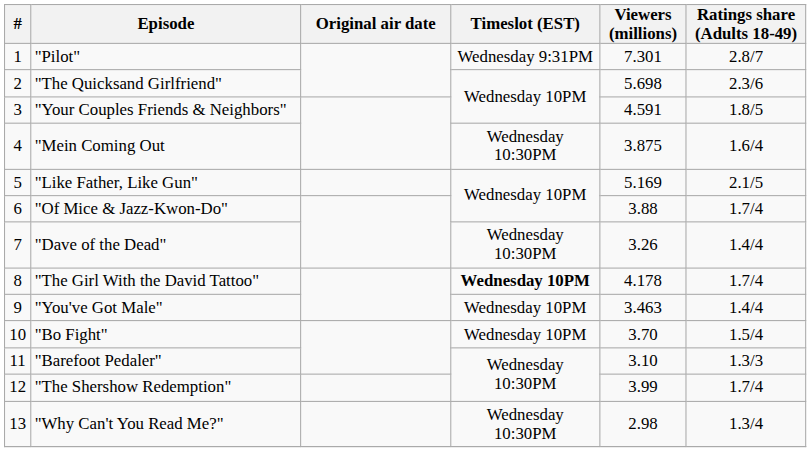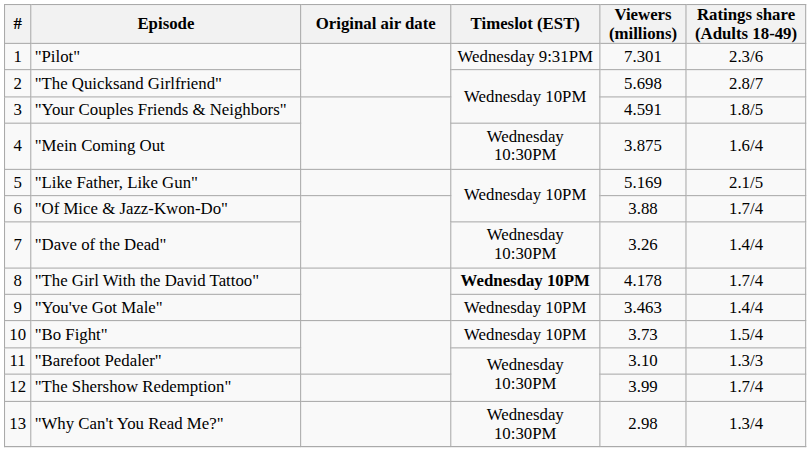(746, 56) 2.8/7 -> (746, 56) 2.3/6
(746, 83) 2.3/6 -> (746, 83) 2.8/7
(643, 334) 3.70 -> (643, 334) 3.73
